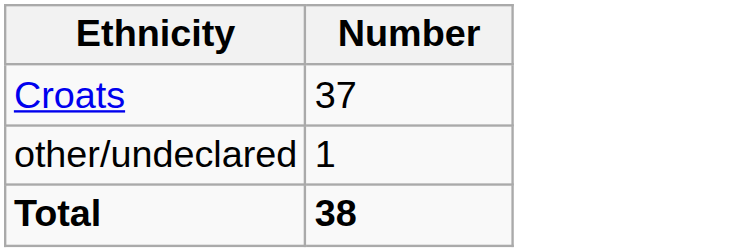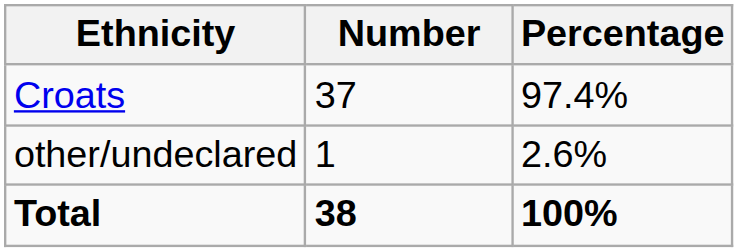+ column: (623, 34)
